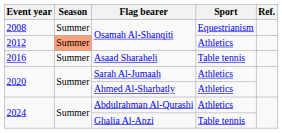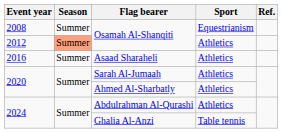(222, 58) Table tennis -> (215, 58) Athletics
